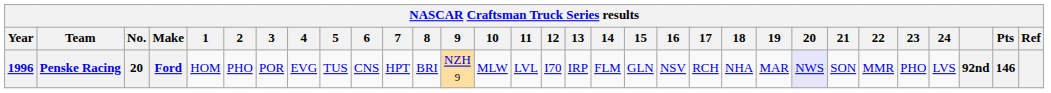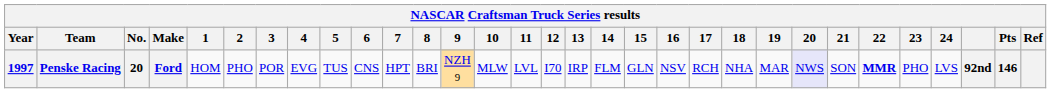(21, 68) 1996 -> (21, 68) 1997
(878, 68) normal -> (879, 68) bold
